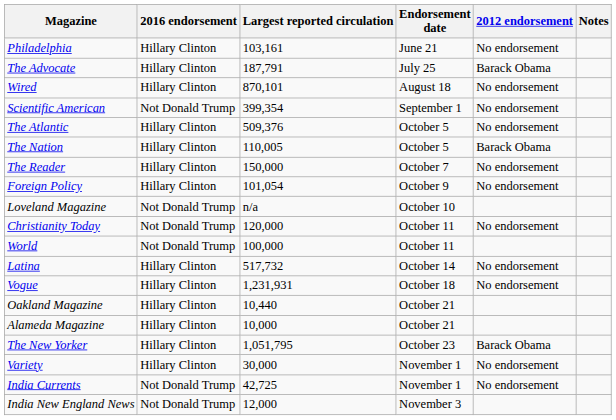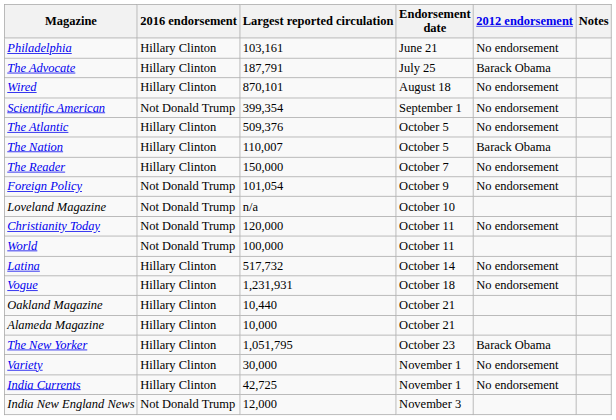(263, 147) 110,005 -> (263, 147) 110,007
(178, 186) Hillary Clinton -> (188, 186) Not Donald Trump
(188, 384) Not Donald Trump -> (178, 384) Hillary Clinton
